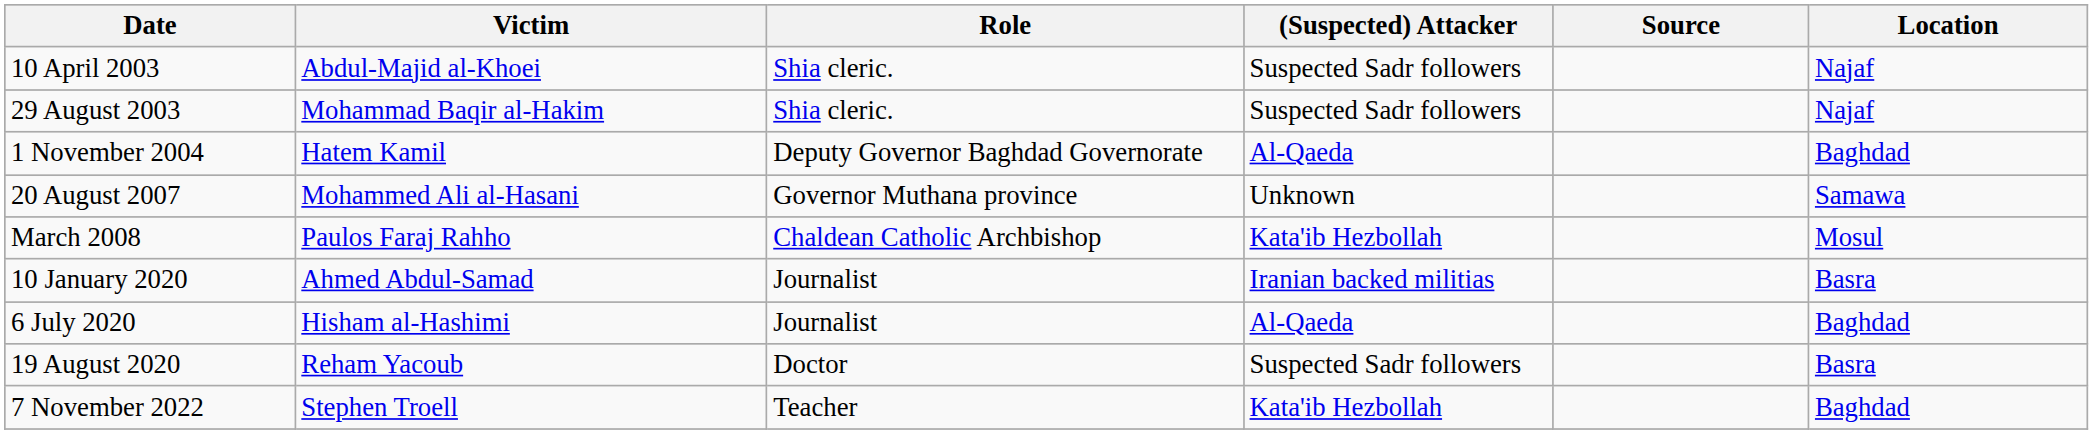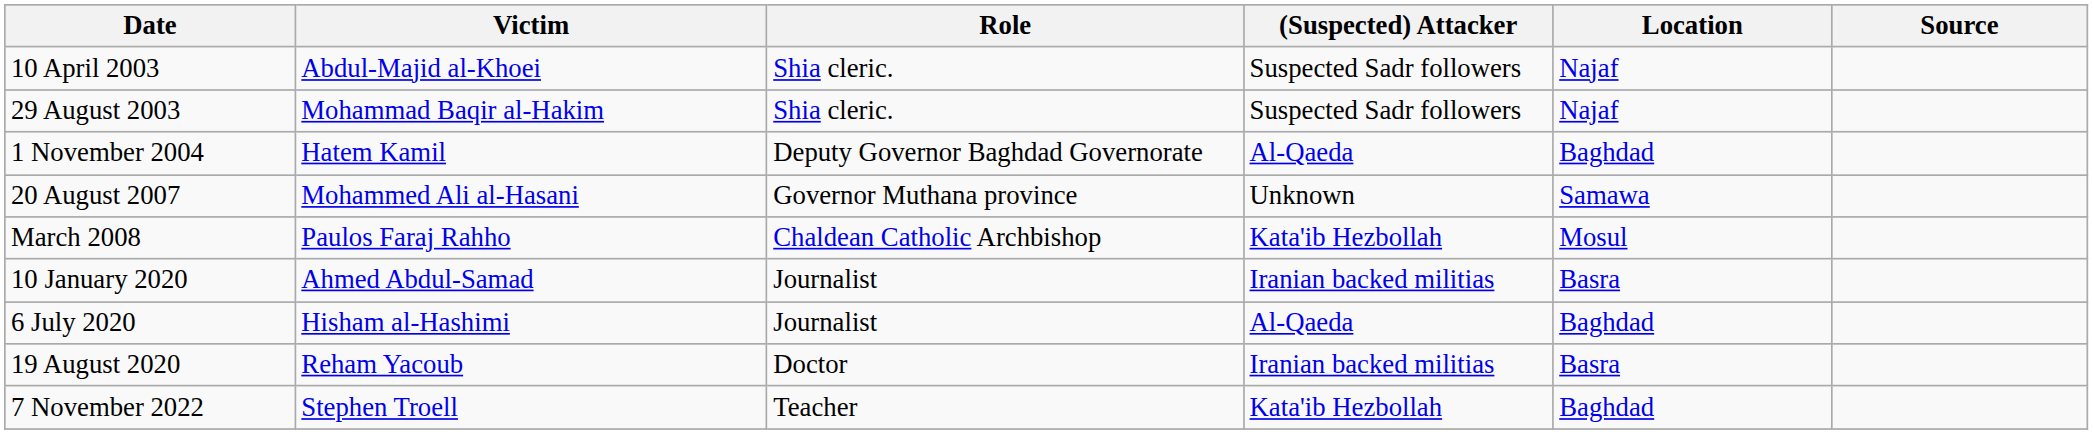columns swapped: (1948, 25) <-> (1681, 25)
(1385, 364) Suspected Sadr followers -> (1372, 364) Iranian backed militias
